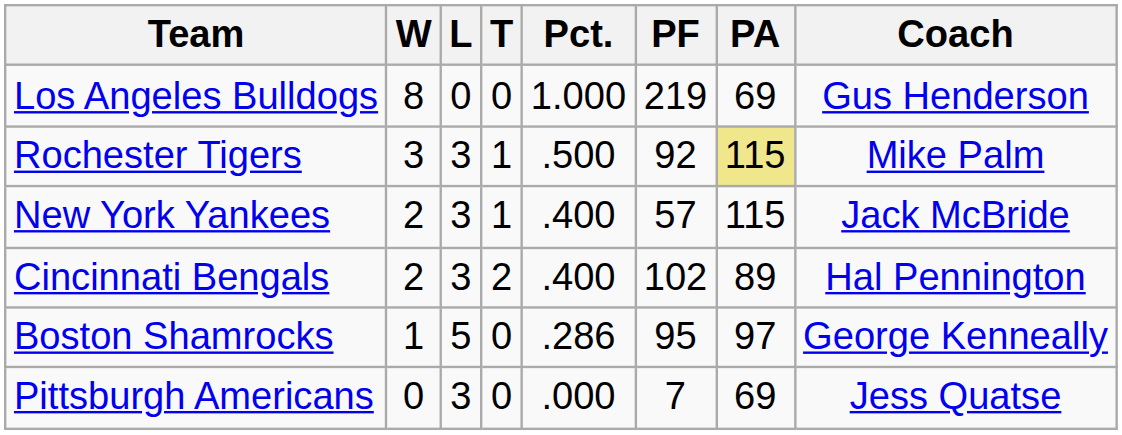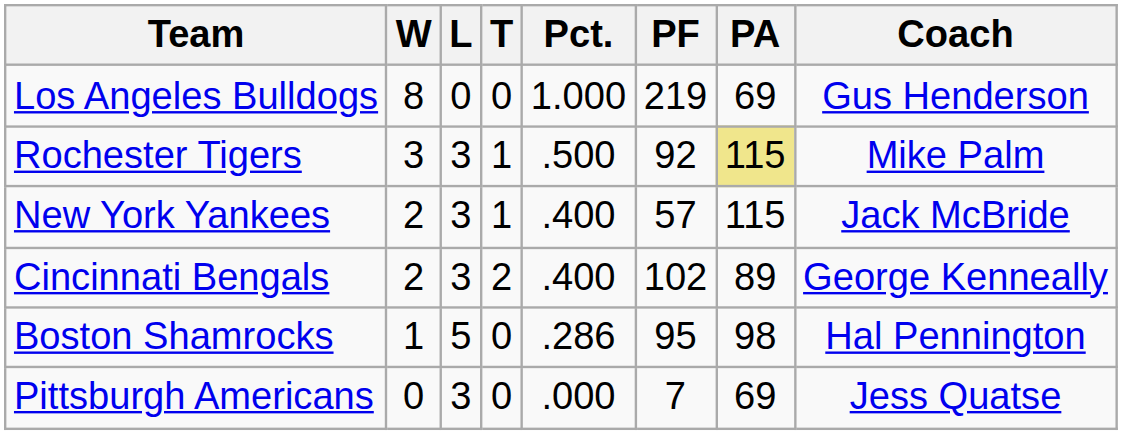(955, 276) Hal Pennington -> (956, 276) George Kenneally
(755, 336) 97 -> (755, 336) 98
(956, 336) George Kenneally -> (955, 336) Hal Pennington
